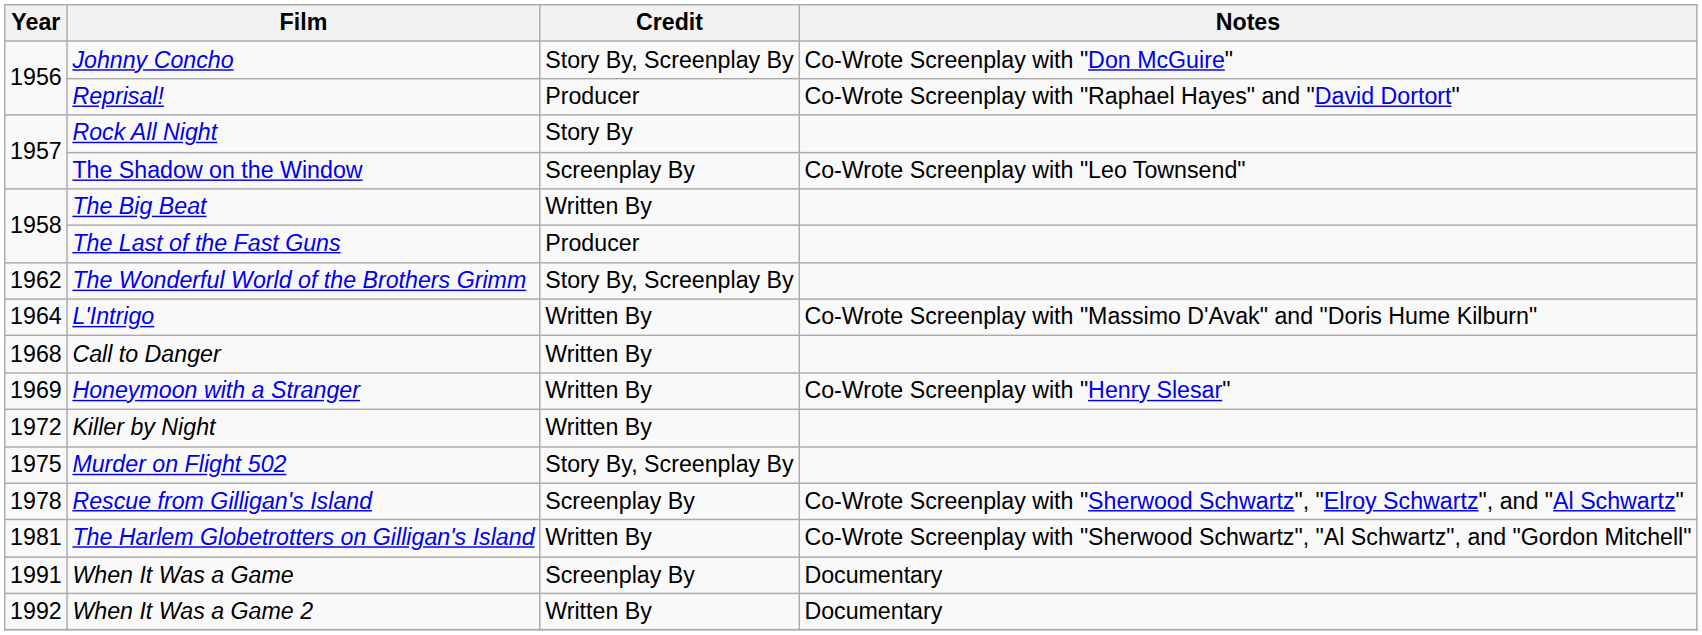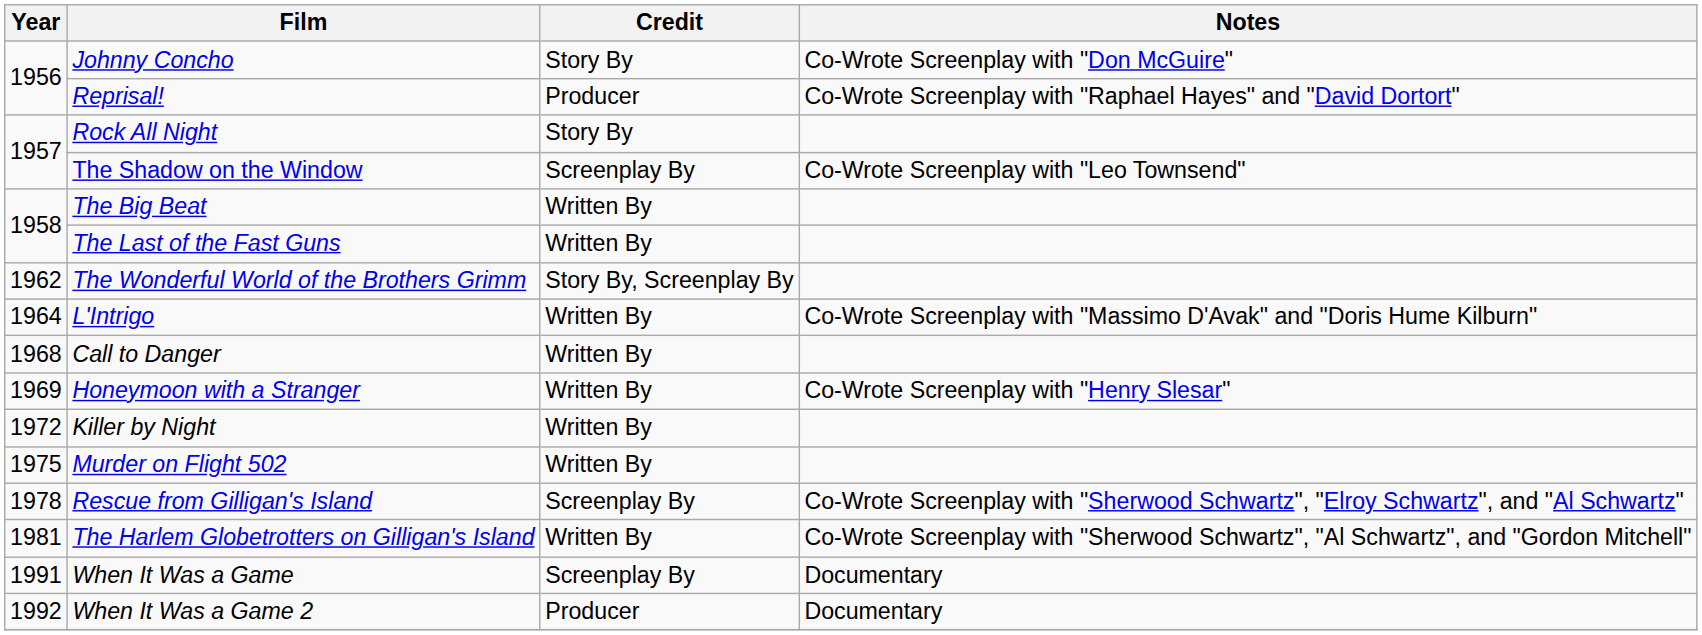(669, 59) Story By, Screenplay By -> (589, 59) Story By
(592, 243) Producer -> (599, 243) Written By
(669, 464) Story By, Screenplay By -> (599, 464) Written By
(599, 611) Written By -> (592, 611) Producer
